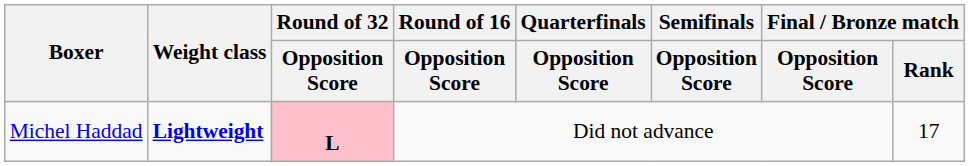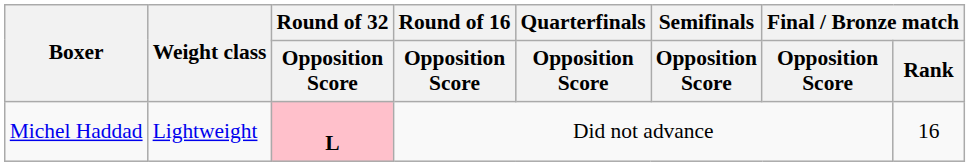(208, 131) bold -> (205, 131) normal
(929, 131) 17 -> (929, 131) 16
